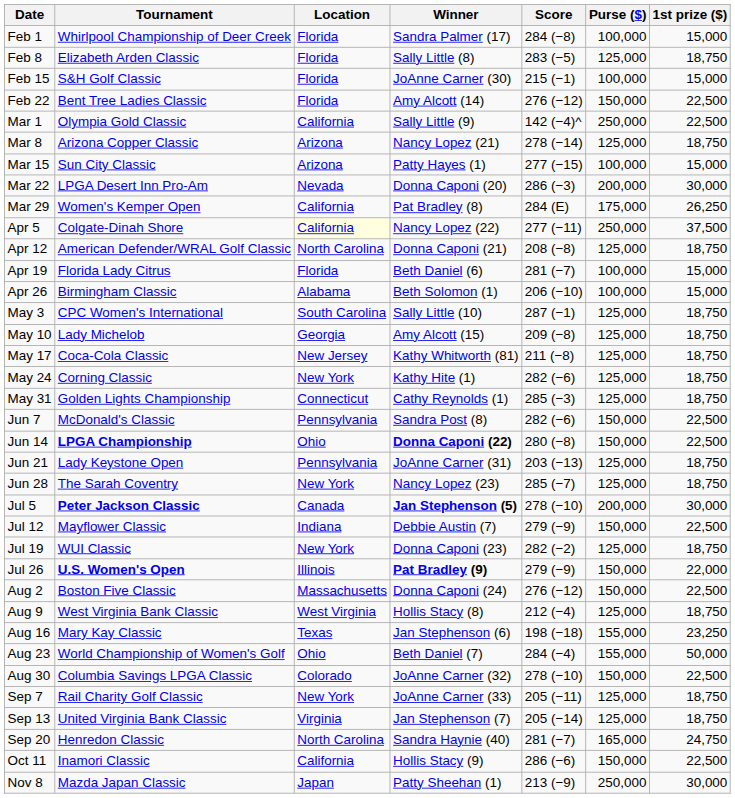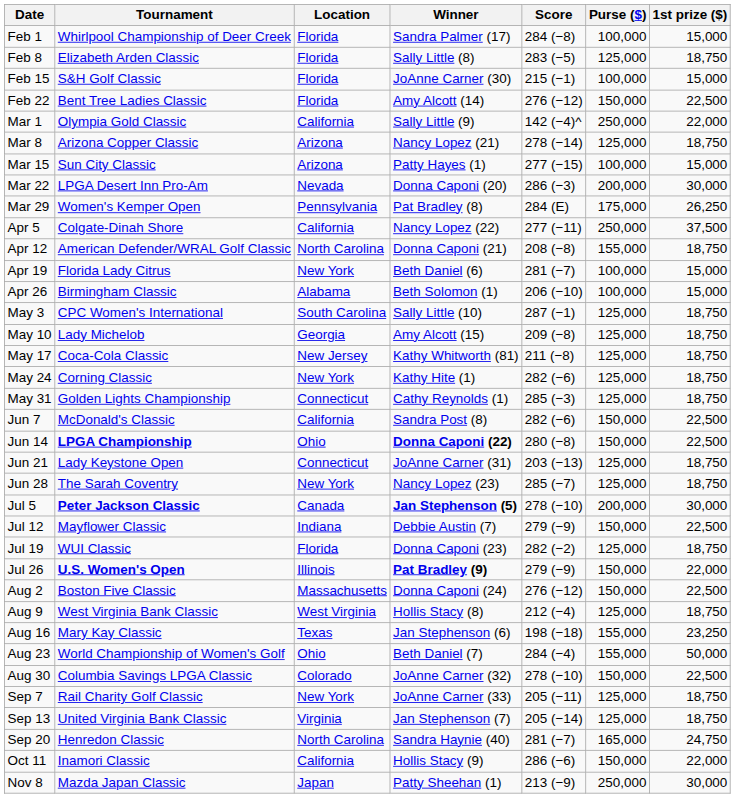(707, 121) 22,500 -> (707, 121) 22,000
(326, 206) California -> (337, 206) Pennsylvania
(326, 228) lightyellow background -> (326, 228) no background
(622, 249) 125,000 -> (622, 249) 155,000
(318, 270) Florida -> (326, 270) New York
(337, 420) Pennsylvania -> (326, 420) California
(337, 462) Pennsylvania -> (333, 462) Connecticut
(326, 548) New York -> (318, 548) Florida
(707, 761) 22,500 -> (707, 761) 22,000
